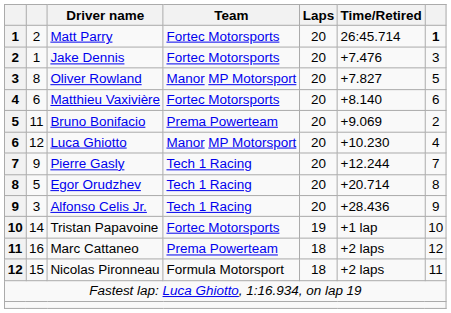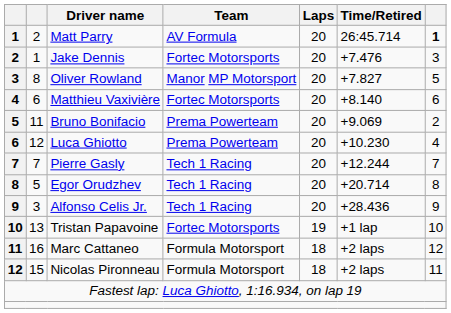(223, 36) Fortec Motorsports -> (201, 36) AV Formula
(231, 142) Manor MP Motorsport -> (222, 142) Prema Powerteam
(37, 163) 9 -> (37, 163) 7
(37, 227) 14 -> (37, 227) 13
(222, 248) Prema Powerteam -> (225, 248) Formula Motorsport
